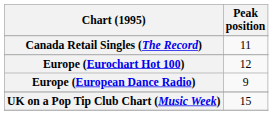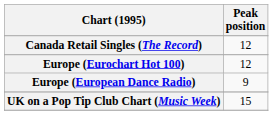(246, 45) 11 -> (246, 45) 12
